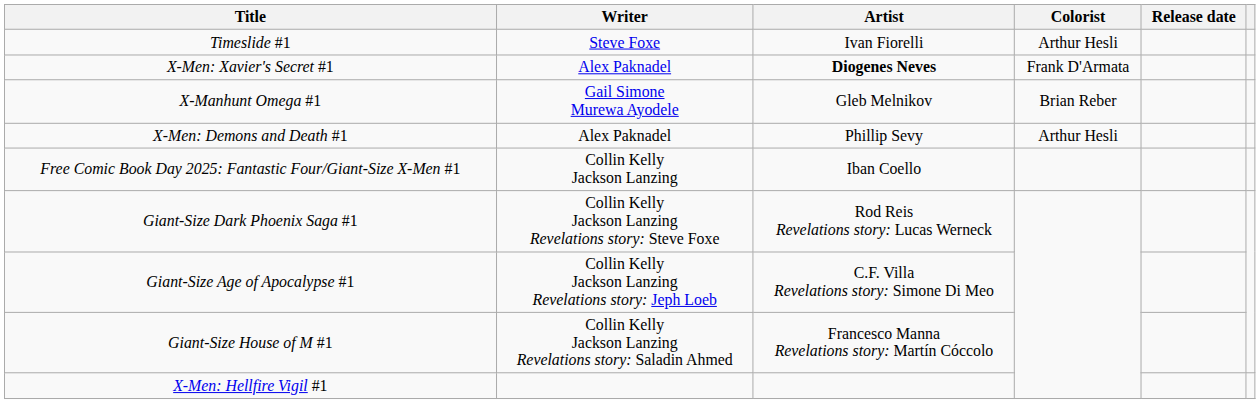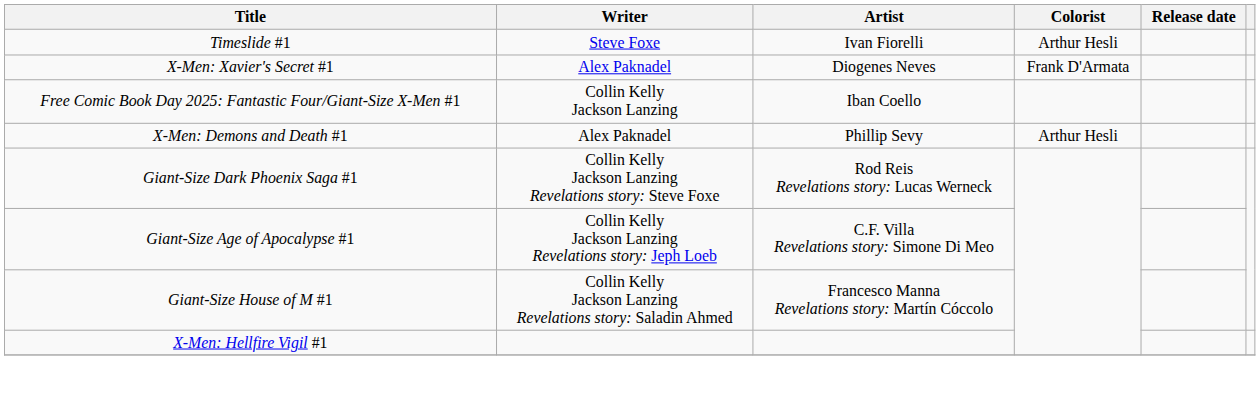(884, 67) bold -> (884, 67) normal
- row: (250, 101)
rows swapped: (250, 169) <-> (250, 135)
